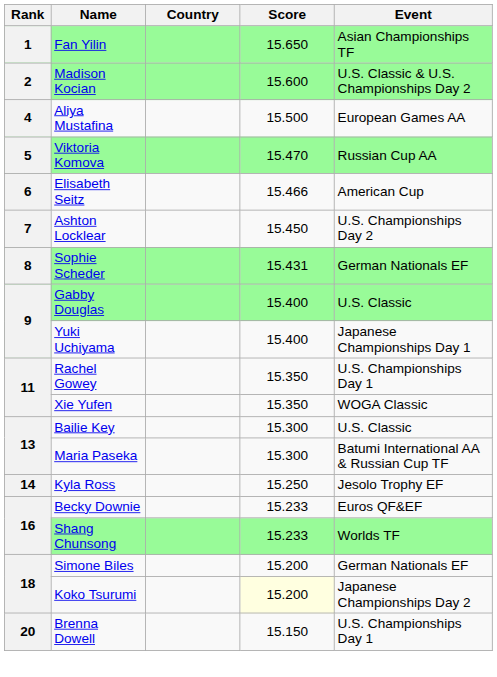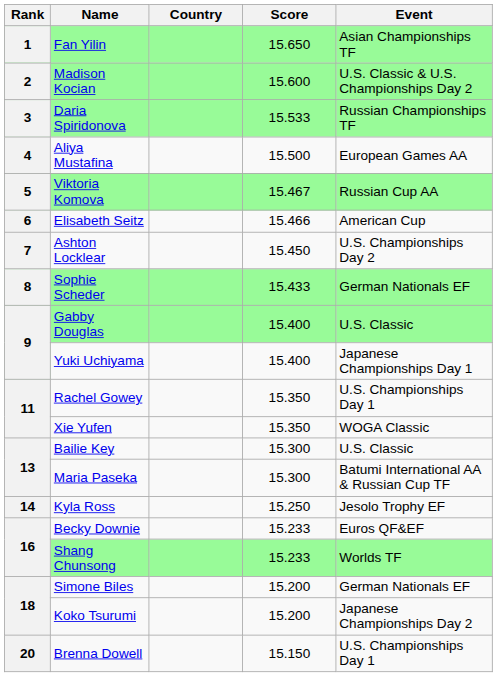+ row: (90, 118)
(287, 155) 15.470 -> (289, 191) 15.467
(287, 265) 15.431 -> (289, 287) 15.433
(287, 594) lightyellow background -> (289, 616) no background
